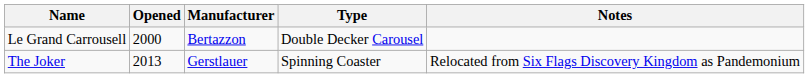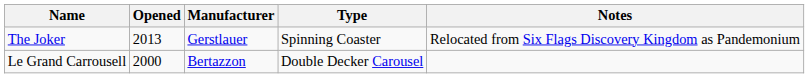rows swapped: (67, 38) <-> (36, 61)
